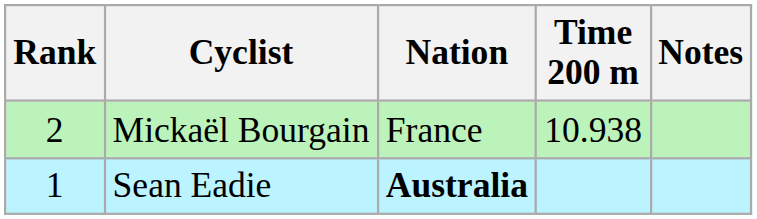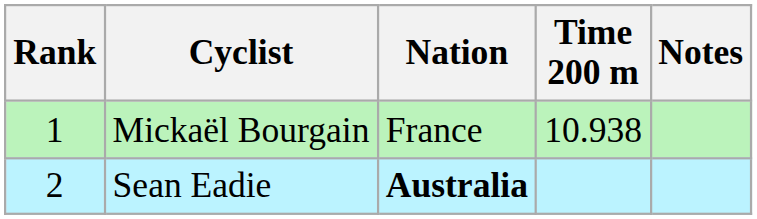(55, 128) 2 -> (55, 128) 1
(55, 185) 1 -> (55, 185) 2
